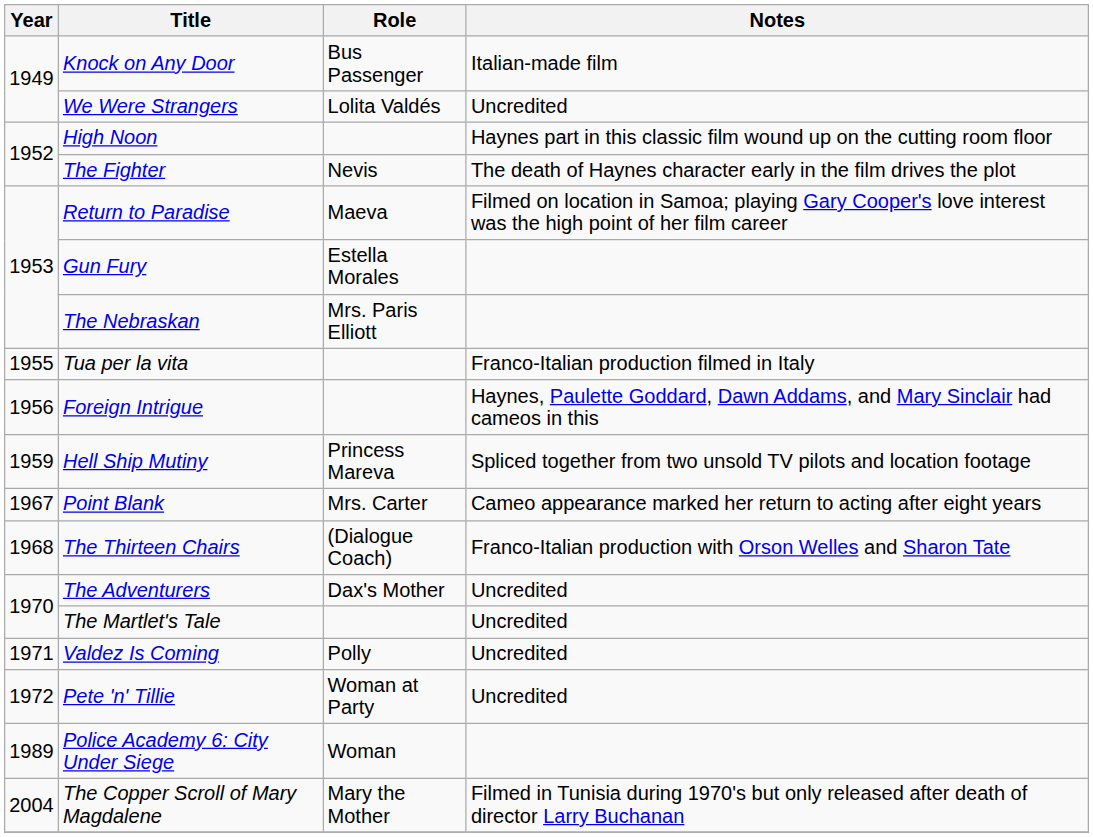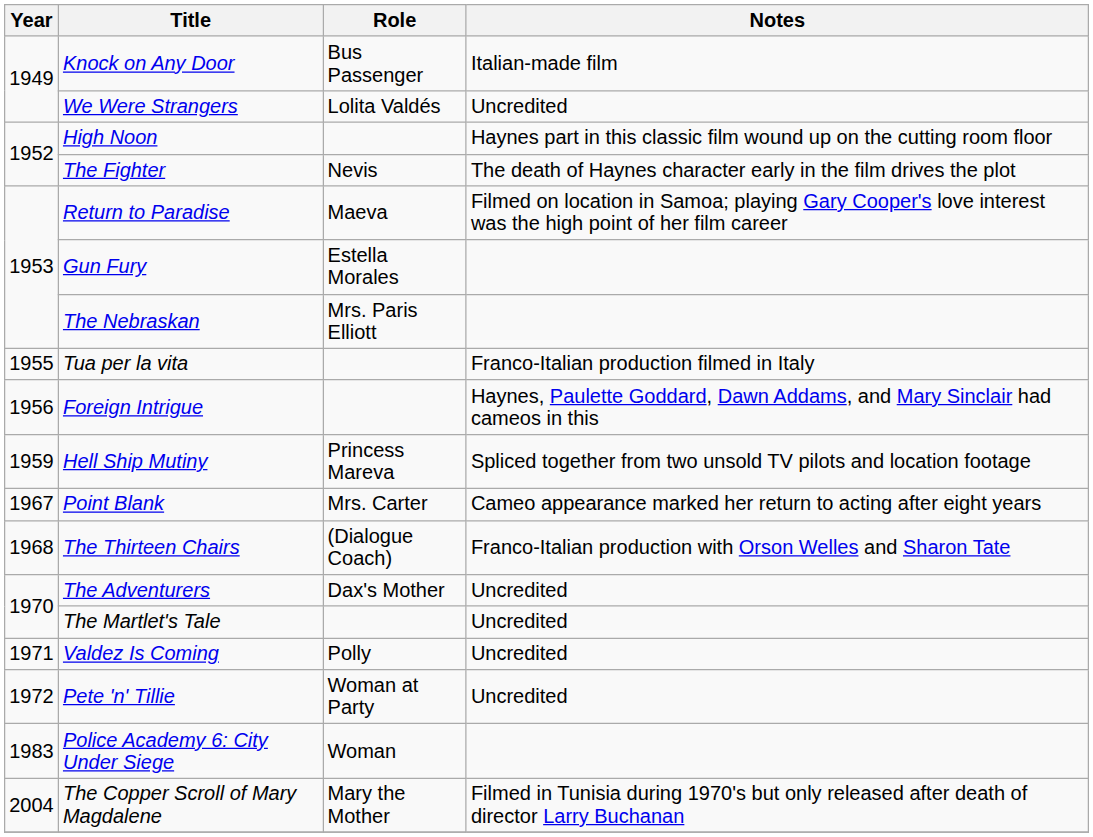(31, 750) 1989 -> (31, 750) 1983
